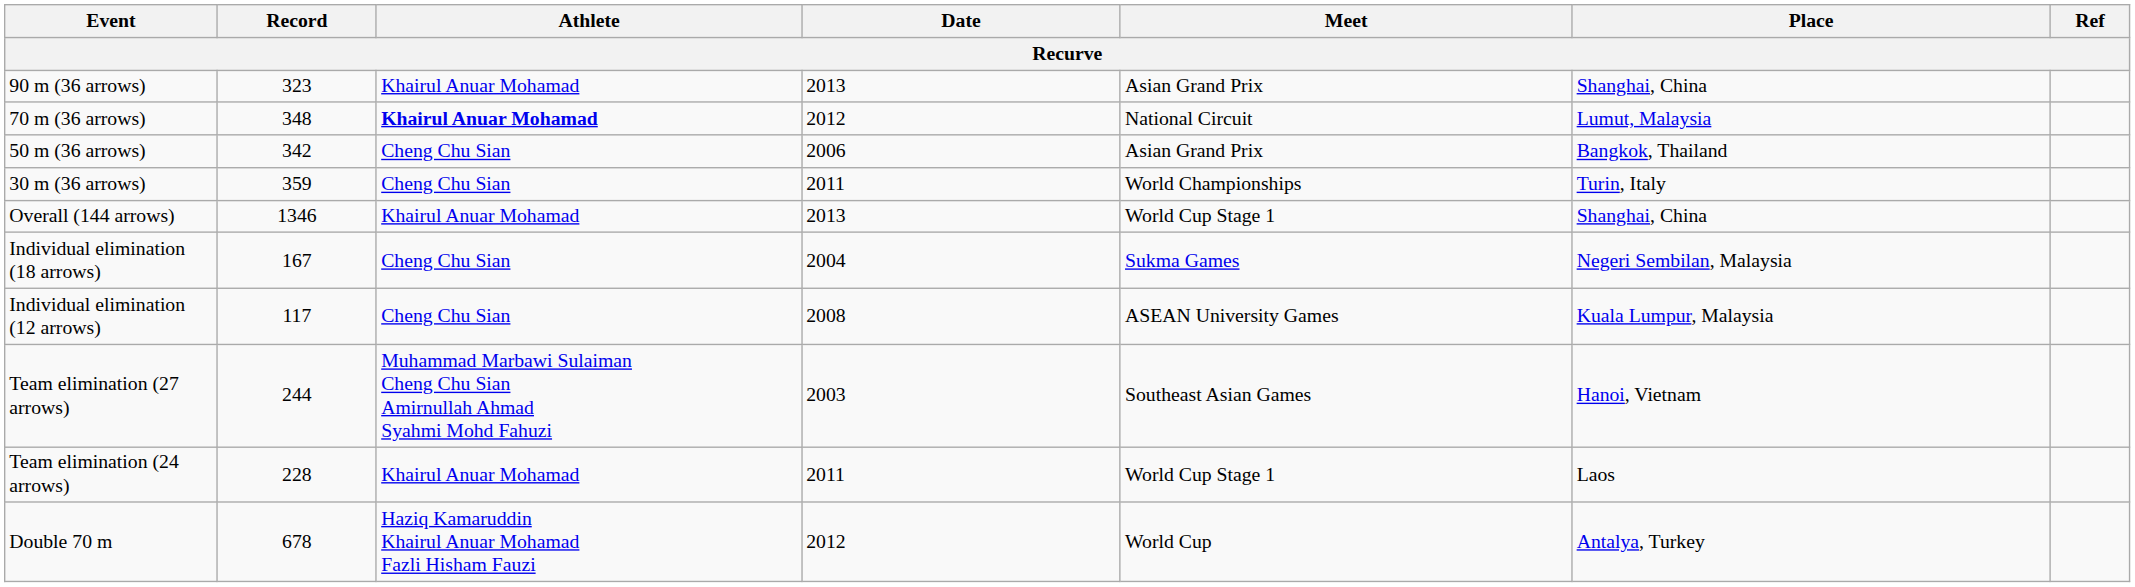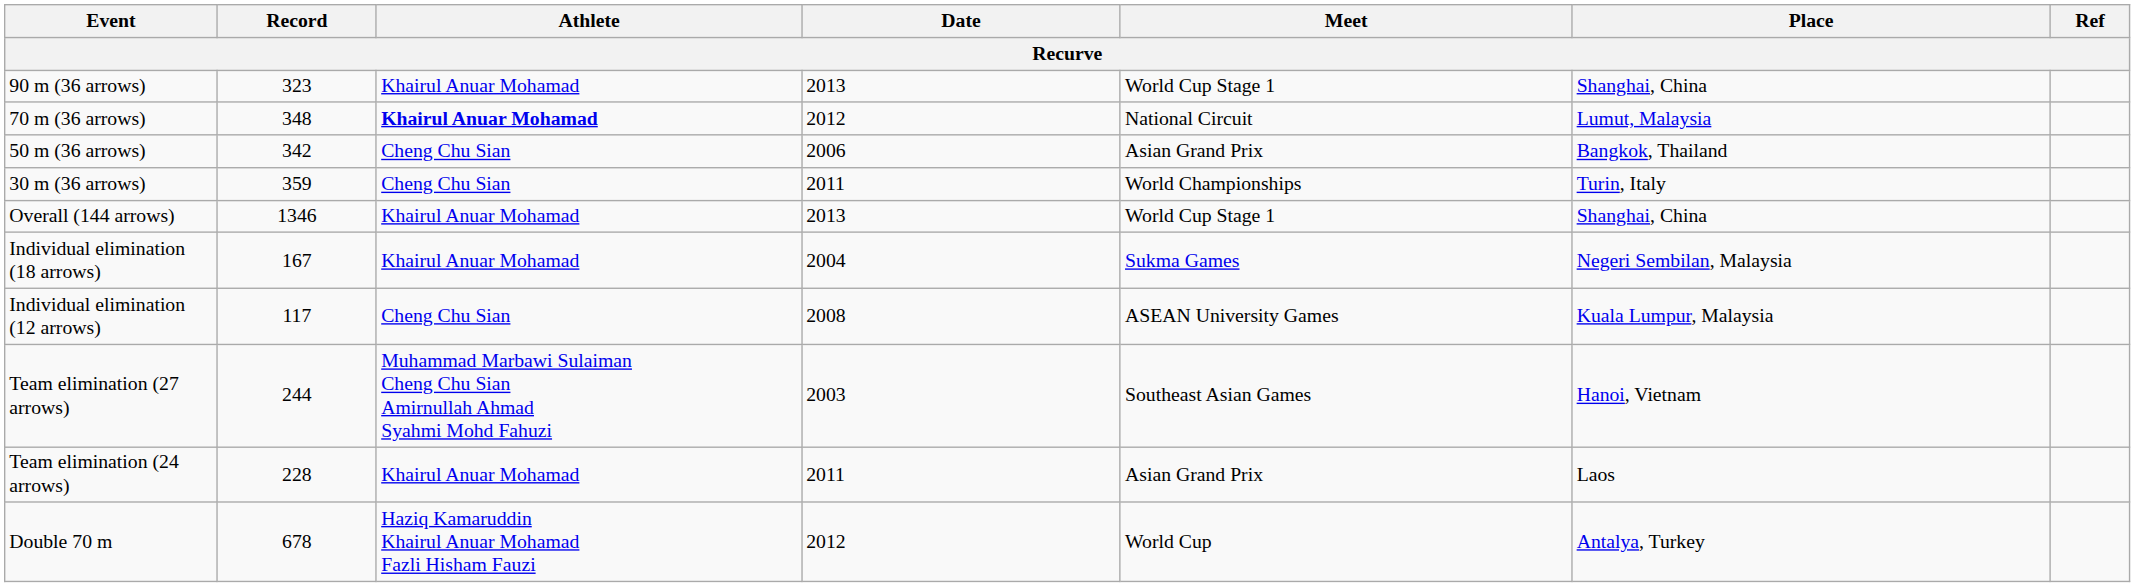(1194, 86) Asian Grand Prix -> (1200, 86) World Cup Stage 1
(446, 260) Cheng Chu Sian -> (480, 260) Khairul Anuar Mohamad
(1200, 474) World Cup Stage 1 -> (1194, 474) Asian Grand Prix
